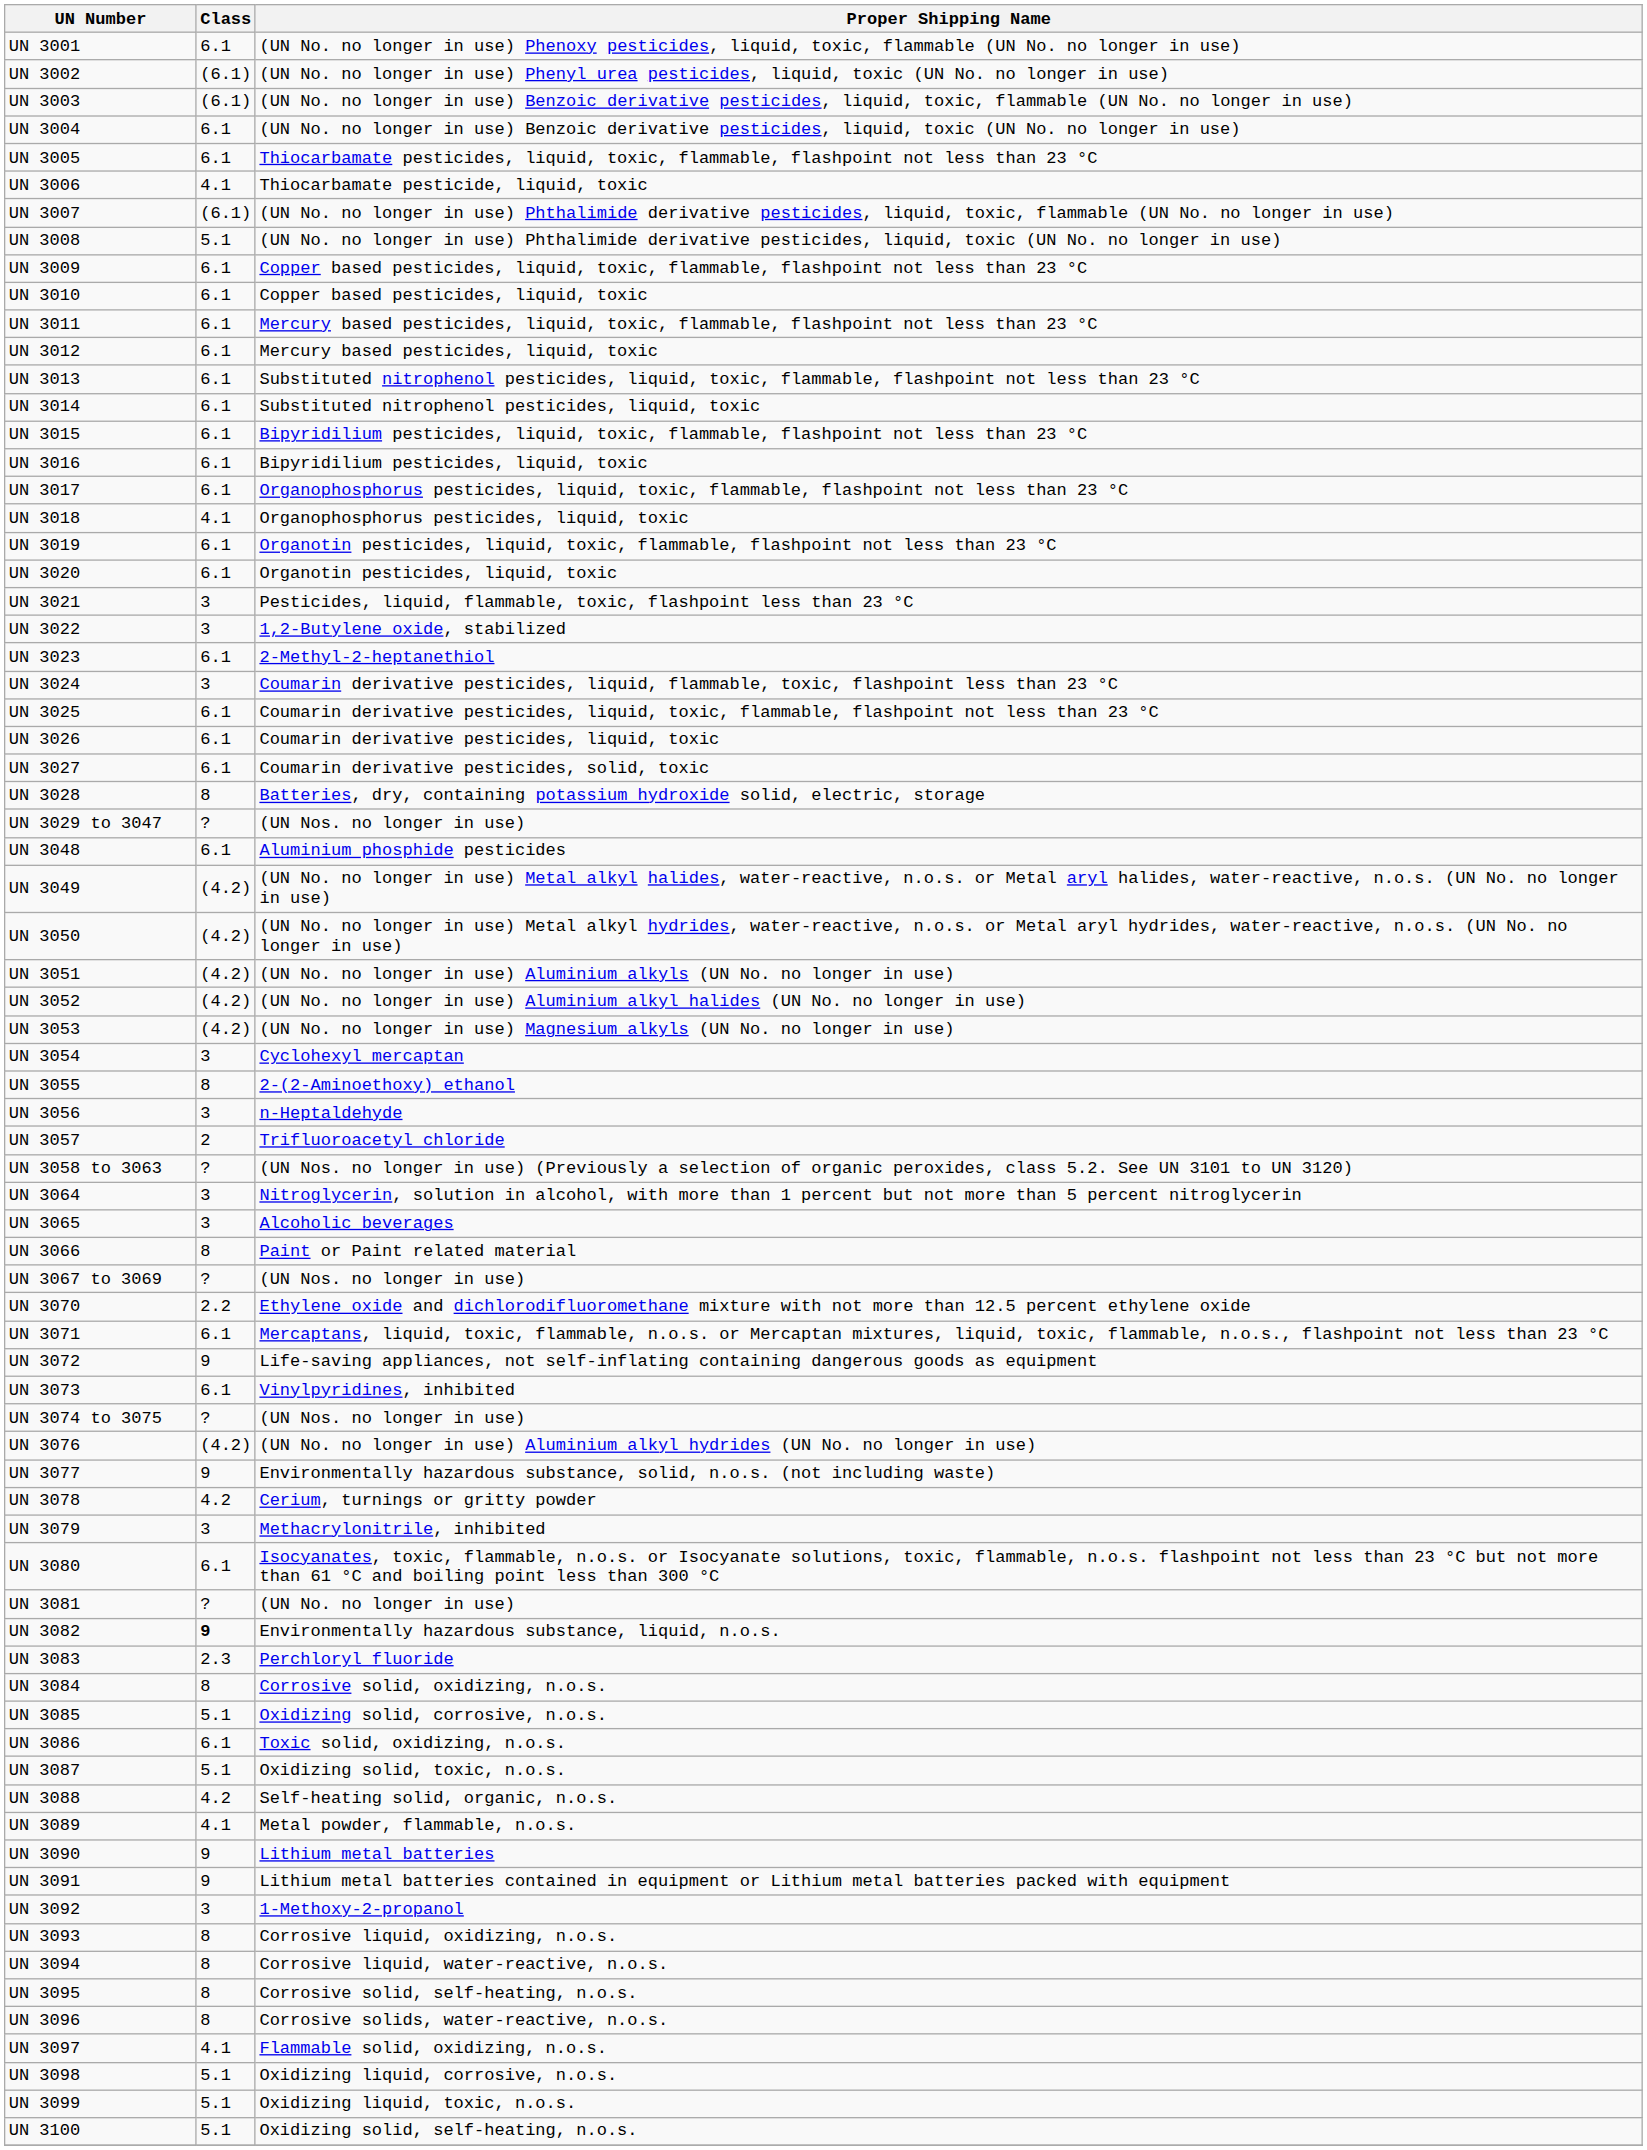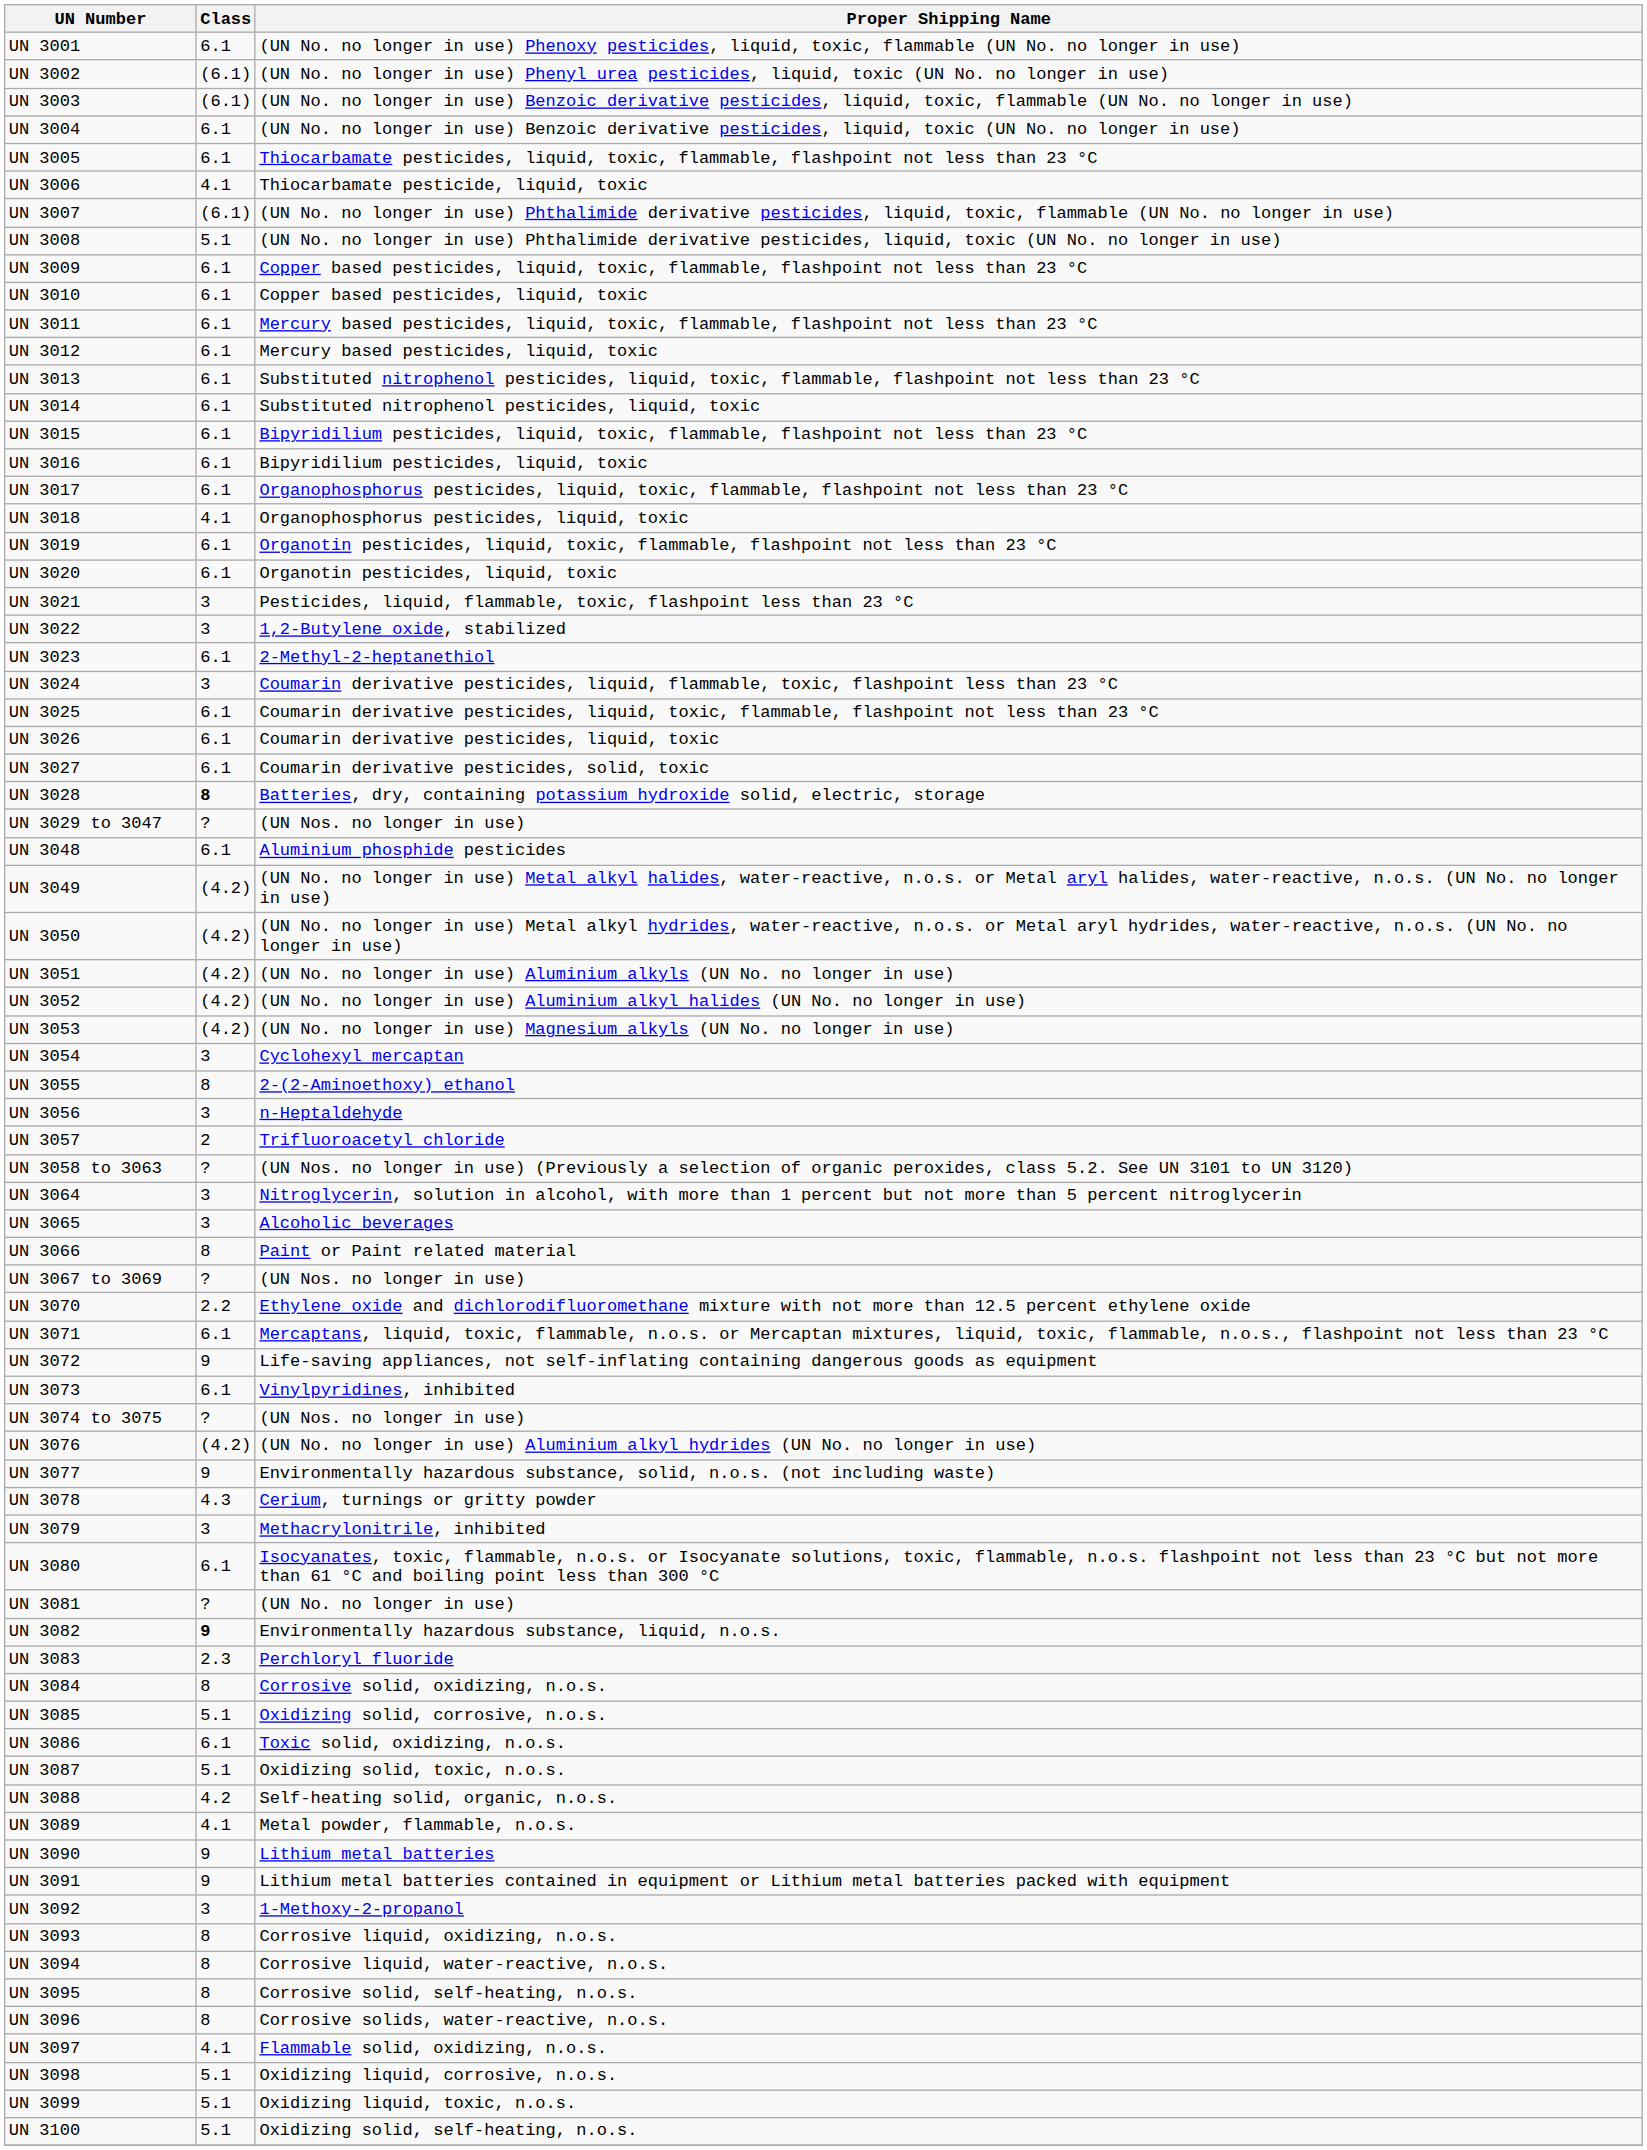(205, 796) normal -> (205, 796) bold
(216, 1501) 4.2 -> (216, 1501) 4.3
